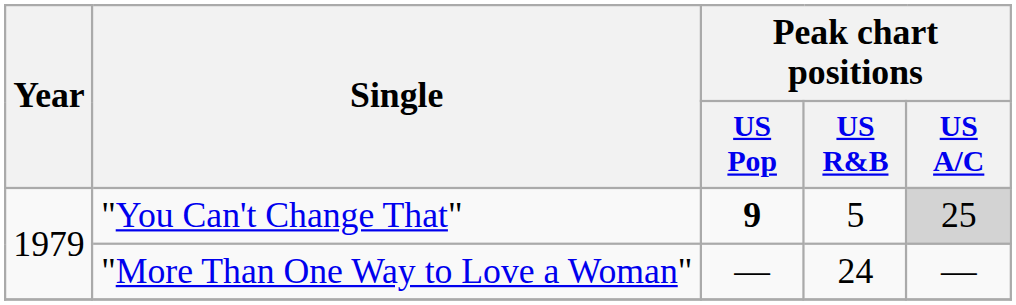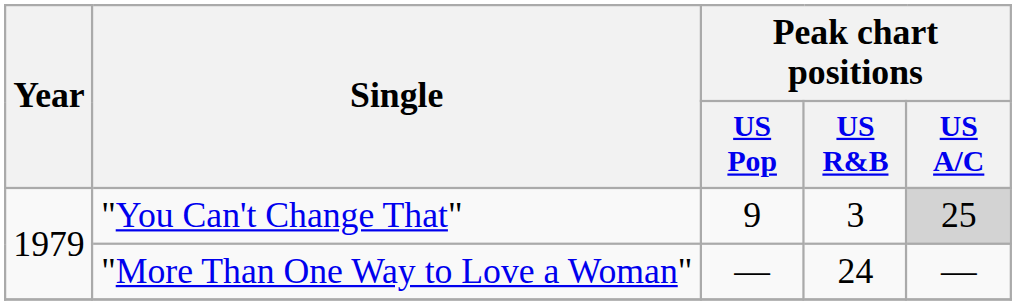(752, 214) bold -> (752, 214) normal
(855, 214) 5 -> (855, 214) 3
